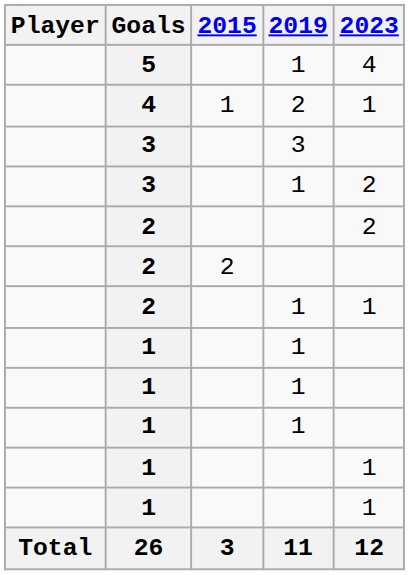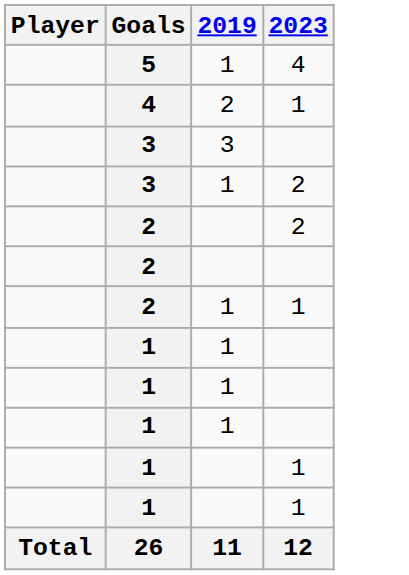- column: (227, 25)
